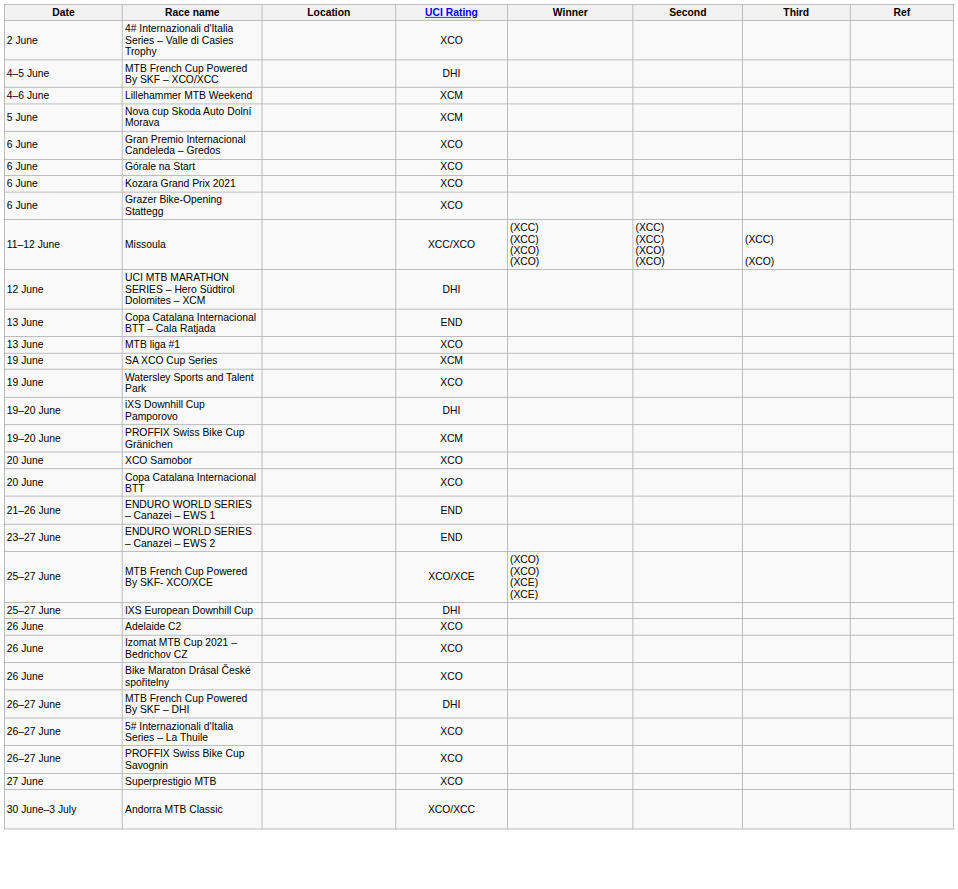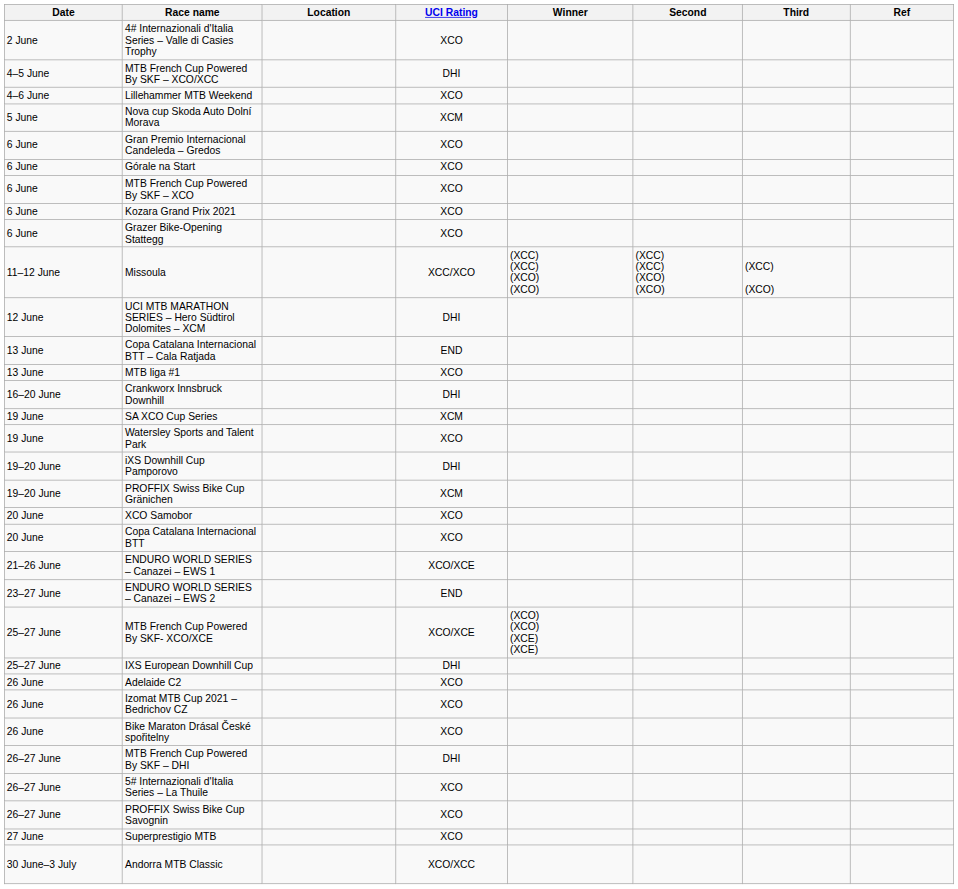(451, 95) XCM -> (451, 95) XCO
+ row: (186, 189)
+ row: (174, 394)
(451, 510) END -> (451, 565) XCO/XCE
